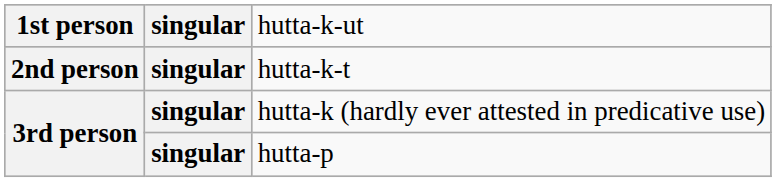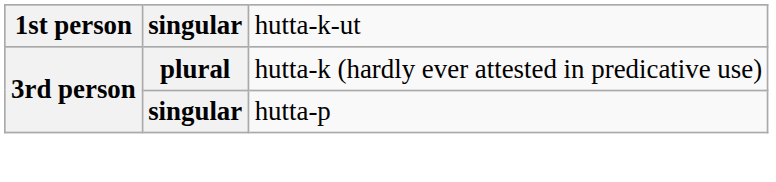- row: (304, 68)
(198, 111) singular -> (195, 68) plural
